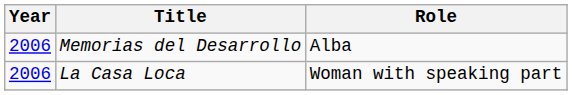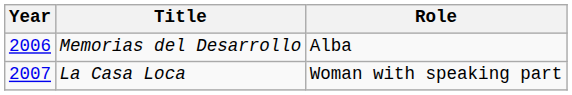(30, 76) 2006 -> (30, 76) 2007
